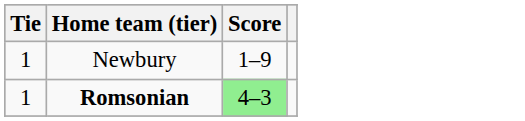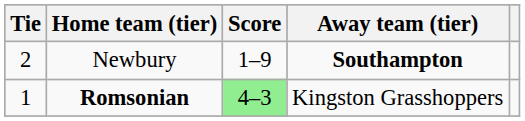+ column: (398, 22)
(26, 59) 1 -> (26, 59) 2
